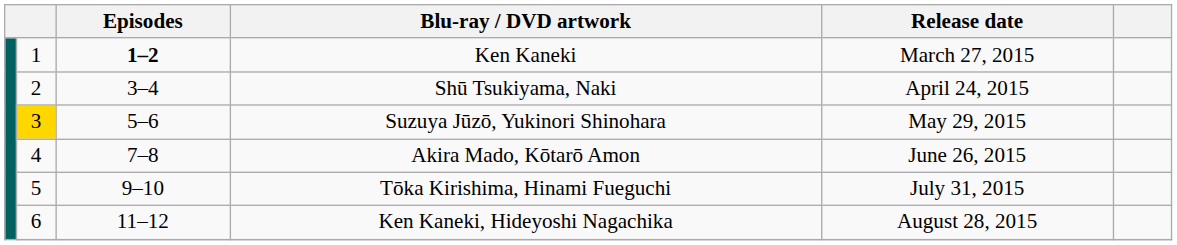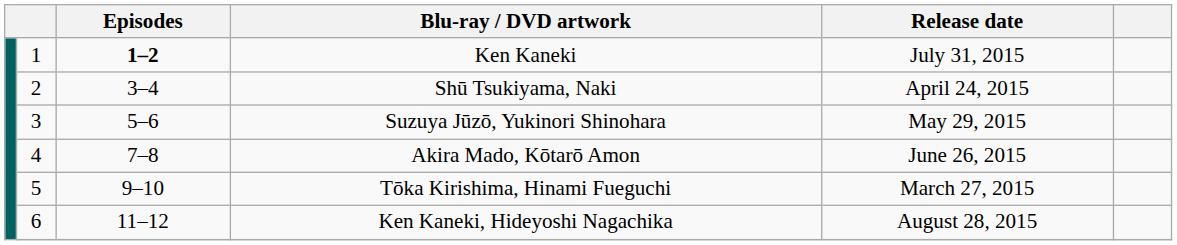(967, 54) March 27, 2015 -> (967, 54) July 31, 2015
(36, 121) gold background -> (36, 121) no background
(967, 188) July 31, 2015 -> (967, 188) March 27, 2015
